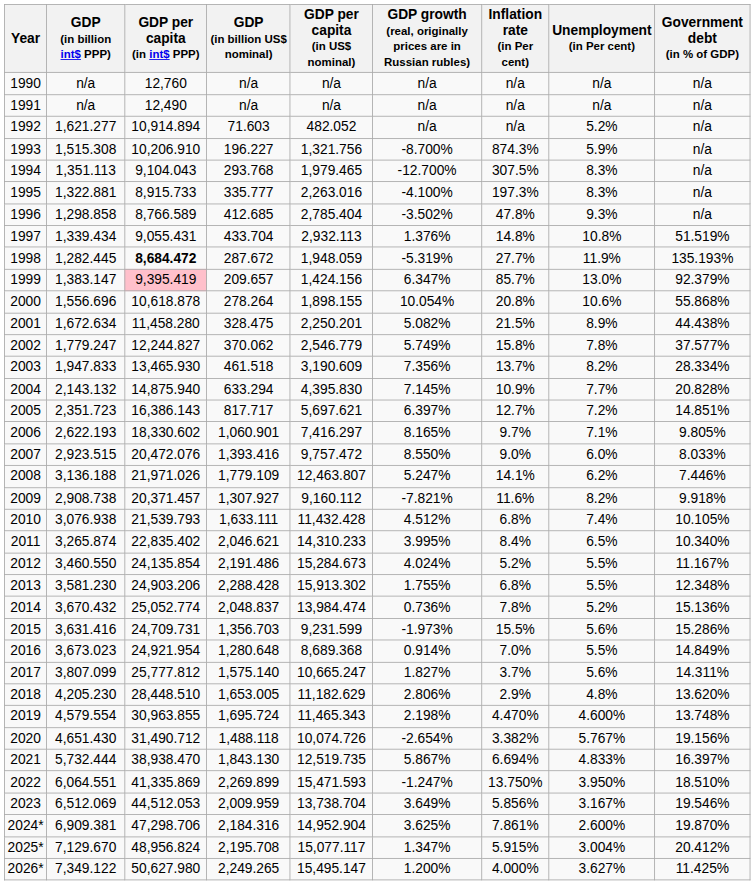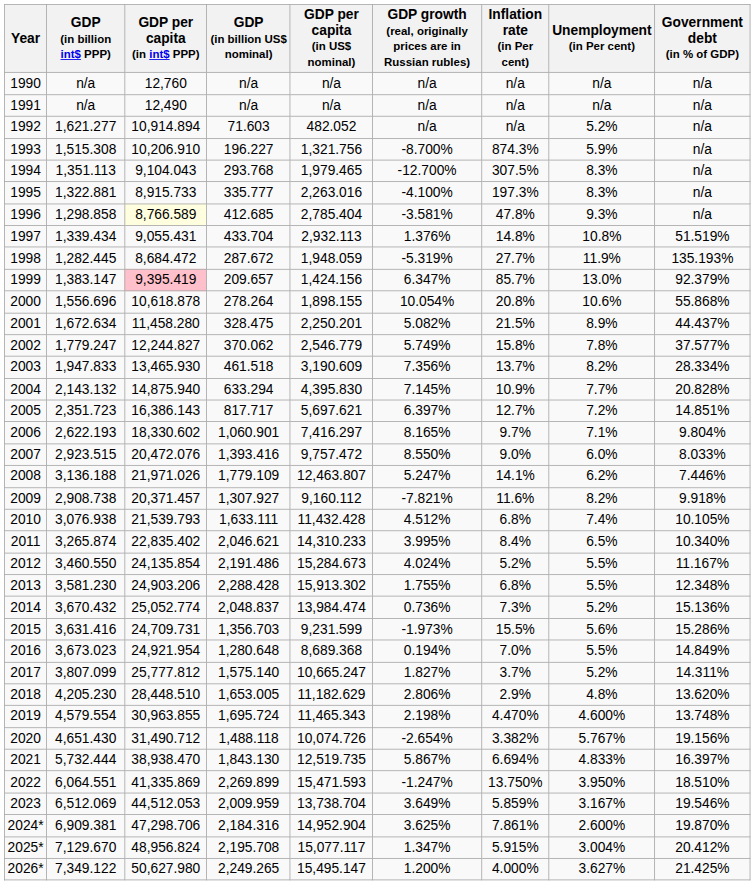(166, 214) no background -> (166, 214) lightyellow background
(427, 214) -3.502% -> (427, 214) -3.581%
(166, 258) bold -> (166, 258) normal
(702, 323) 44.438% -> (702, 323) 44.437%
(702, 432) 9.805% -> (702, 432) 9.804%
(515, 607) 7.8% -> (515, 607) 7.3%
(427, 651) 0.914% -> (427, 651) 0.194%
(602, 672) 5.6% -> (602, 672) 5.2%
(515, 803) 5.856% -> (515, 803) 5.859%
(702, 869) 11.425% -> (702, 869) 21.425%
